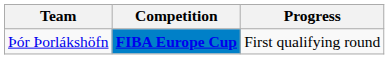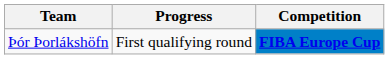columns swapped: (176, 16) <-> (312, 16)
